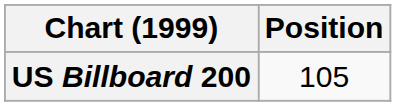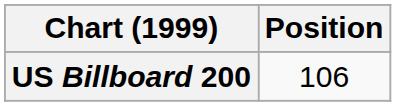(324, 76) 105 -> (324, 76) 106
